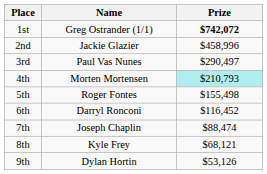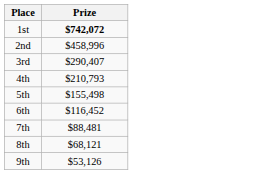- column: (109, 12)
(219, 62) $290,497 -> (85, 62) $290,407
(219, 78) paleturquoise background -> (85, 78) no background
(219, 128) $88,474 -> (85, 128) $88,481
